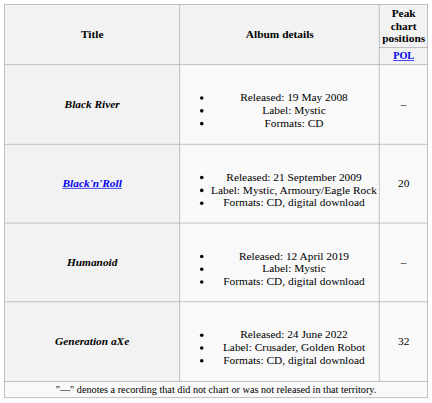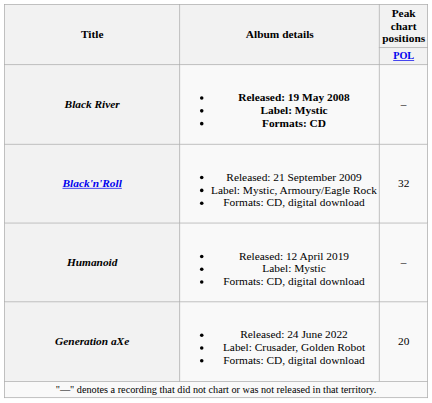(280, 111) normal -> (280, 111) bold
(404, 183) 20 -> (404, 183) 32
(404, 341) 32 -> (404, 341) 20
